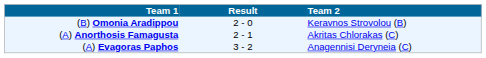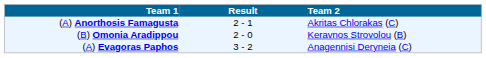rows swapped: (119, 35) <-> (128, 23)
